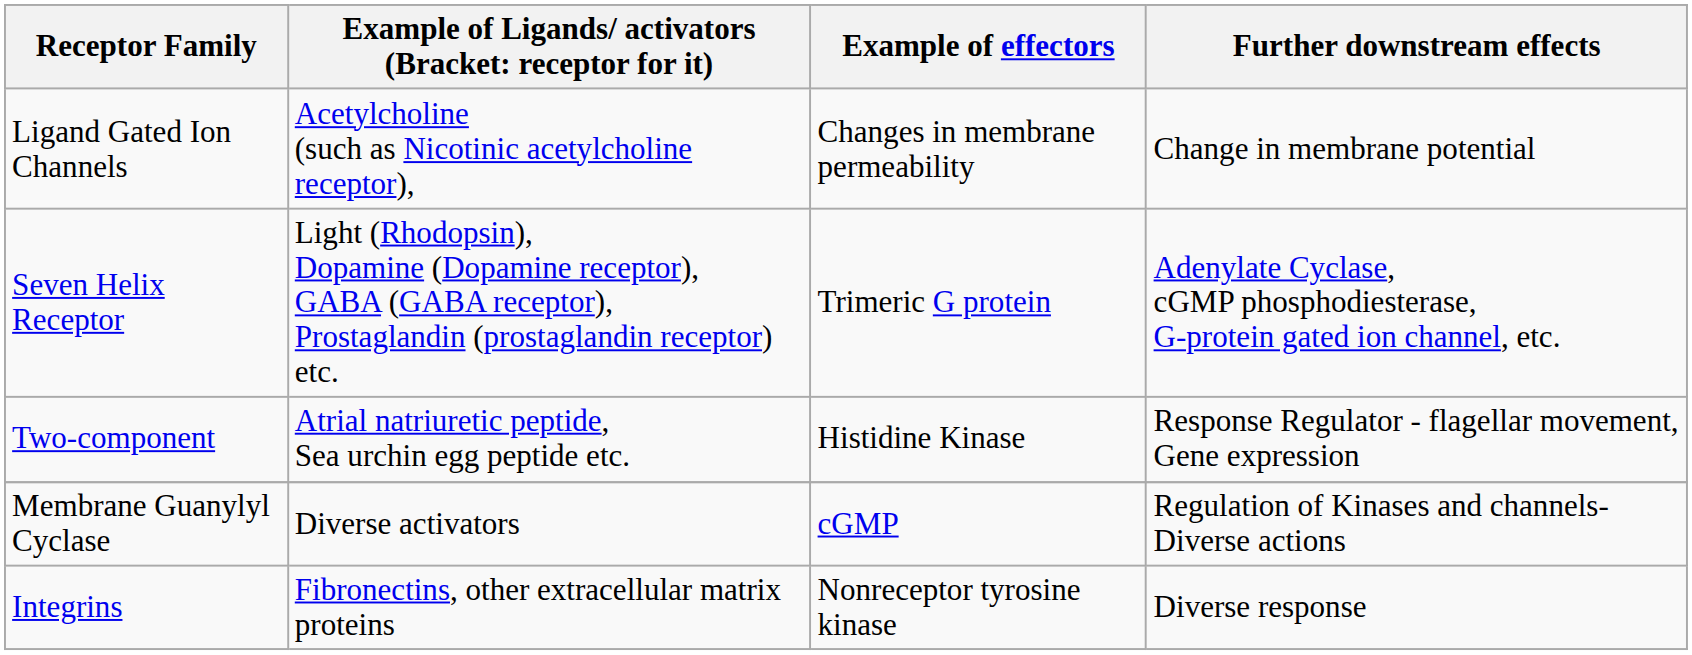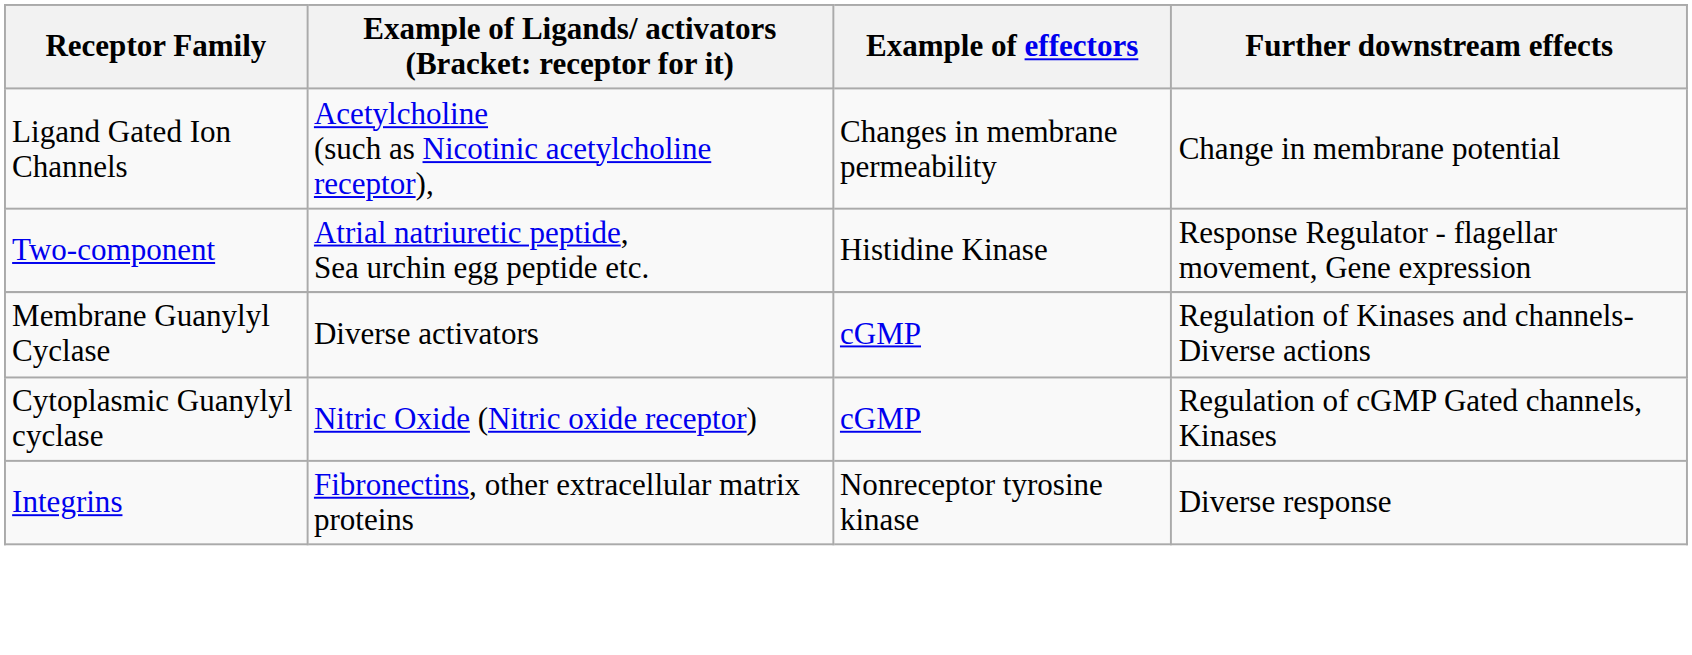- row: (88, 302)
+ row: (152, 418)
